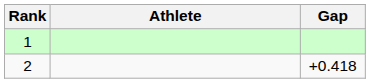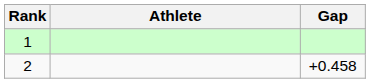(333, 66) +0.418 -> (333, 66) +0.458
